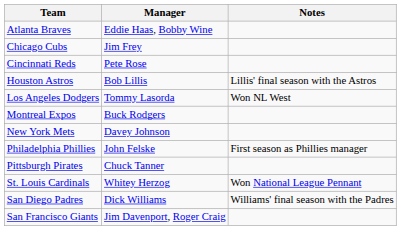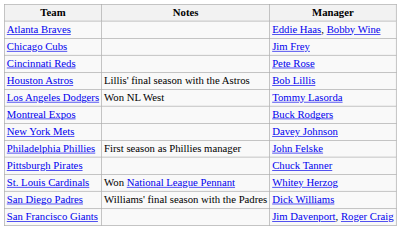columns swapped: (165, 13) <-> (312, 13)
